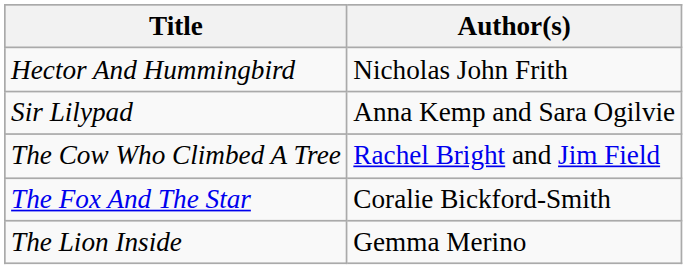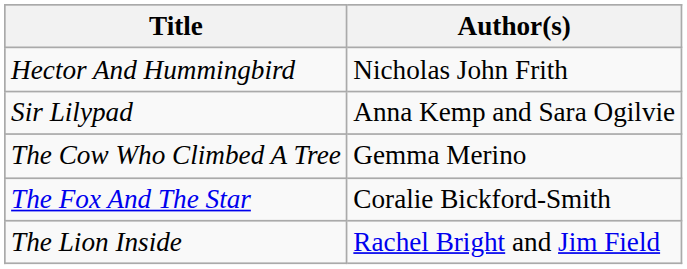(507, 155) Rachel Bright and Jim Field -> (440, 155) Gemma Merino
(440, 241) Gemma Merino -> (507, 241) Rachel Bright and Jim Field
